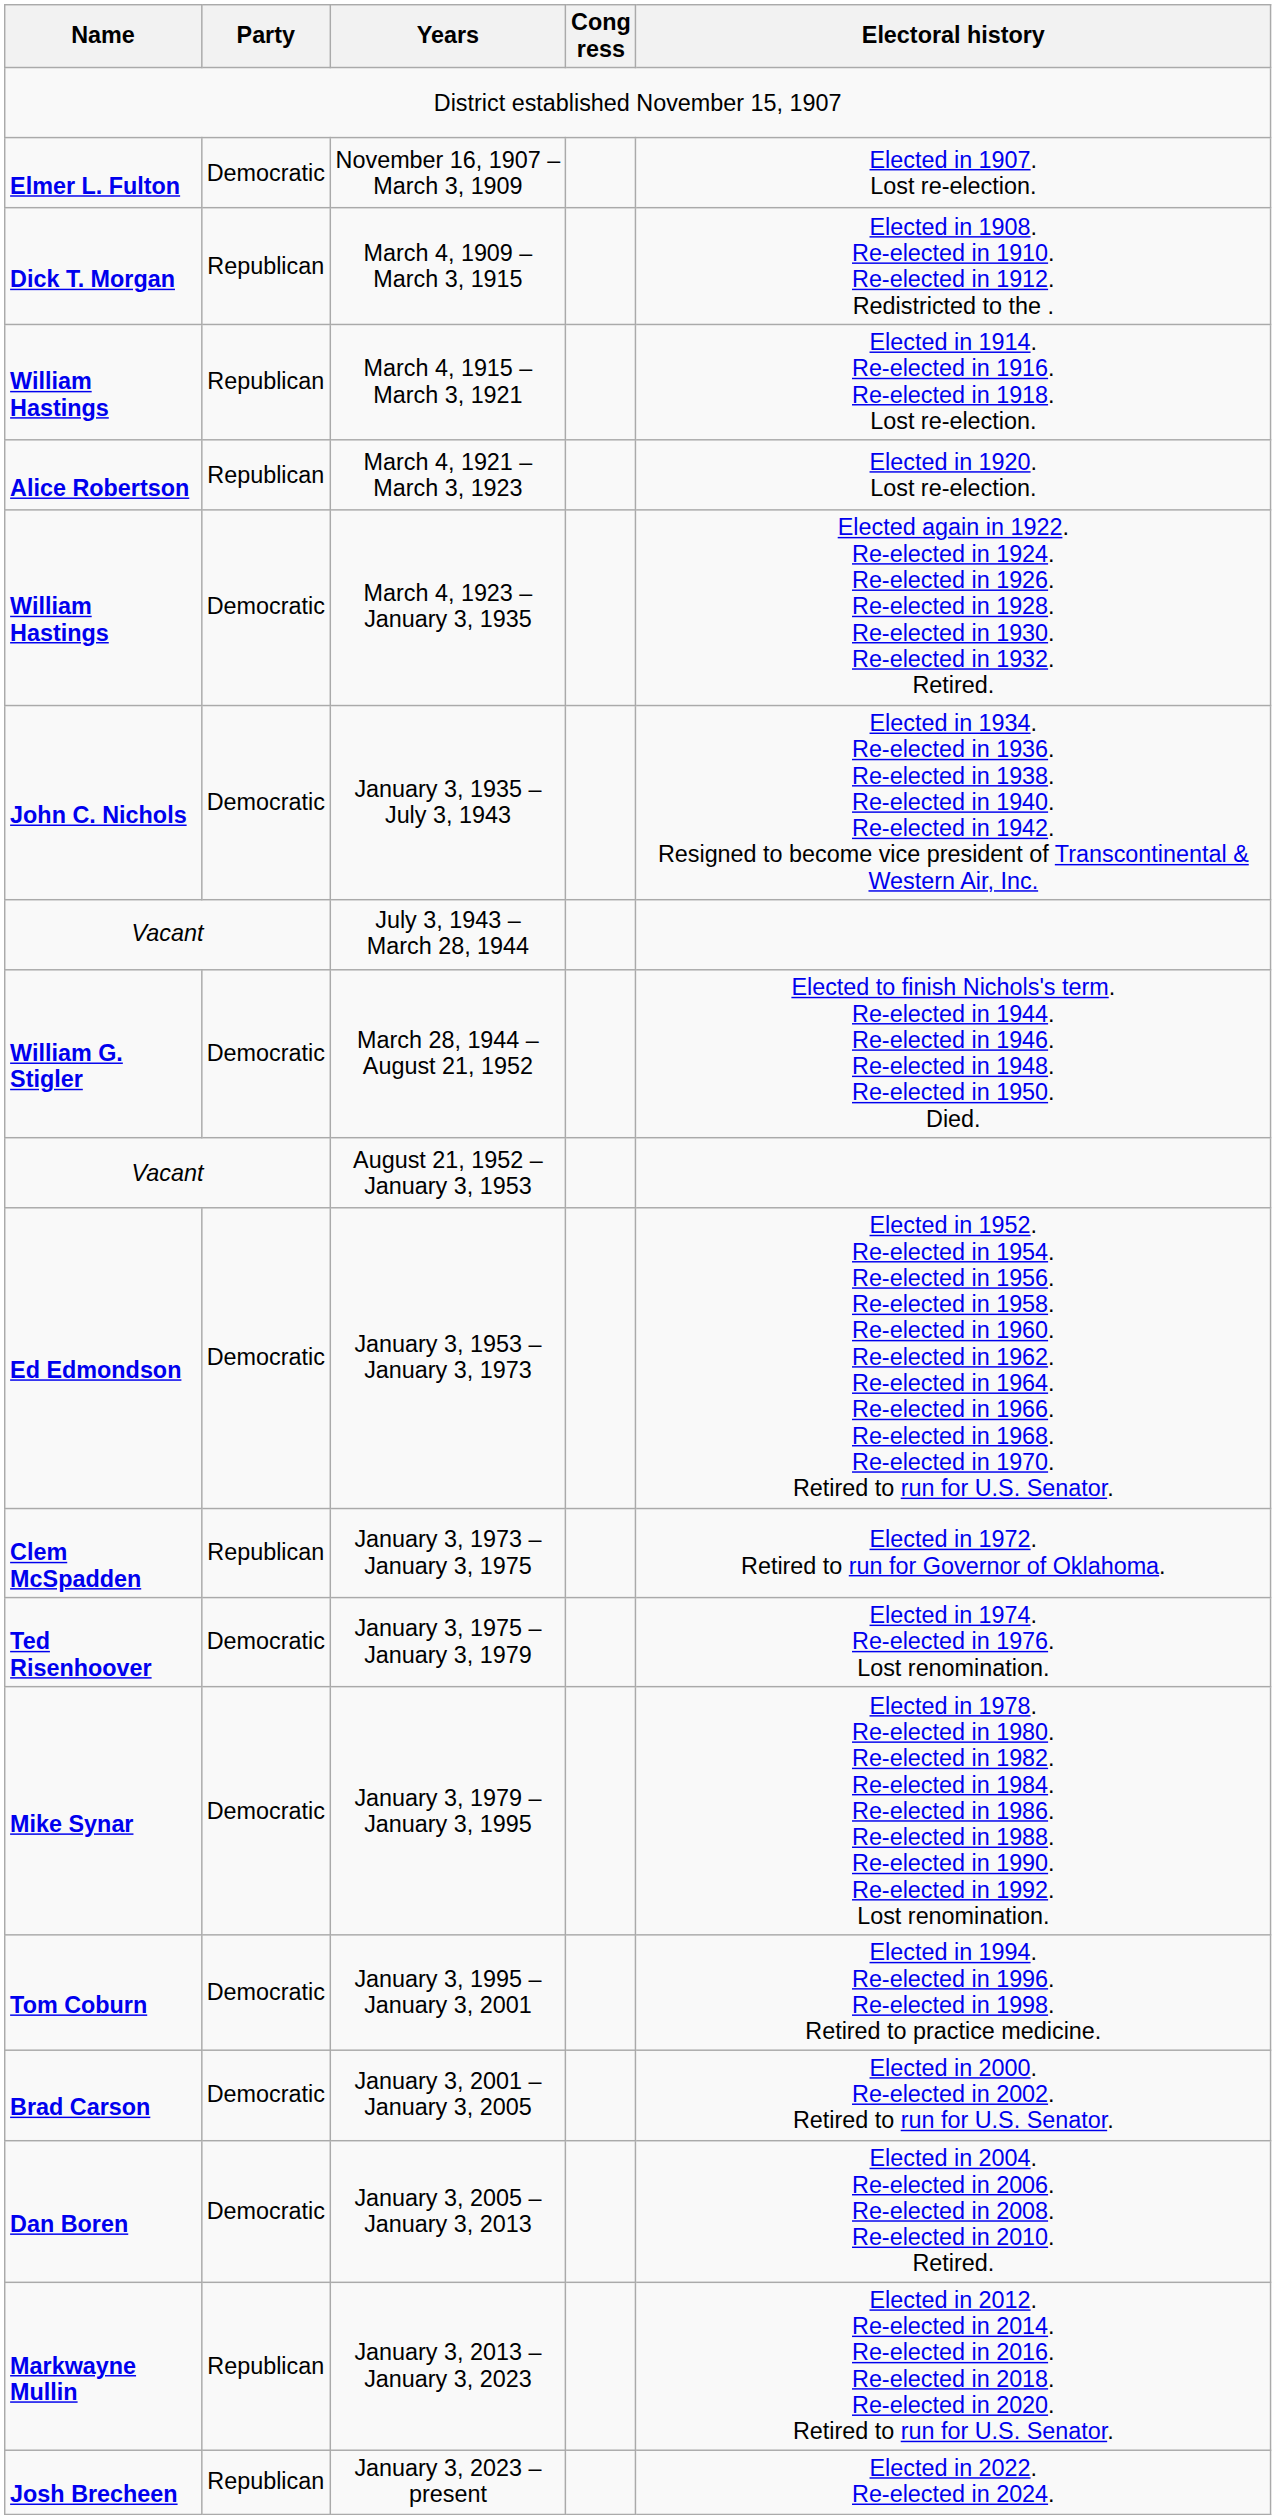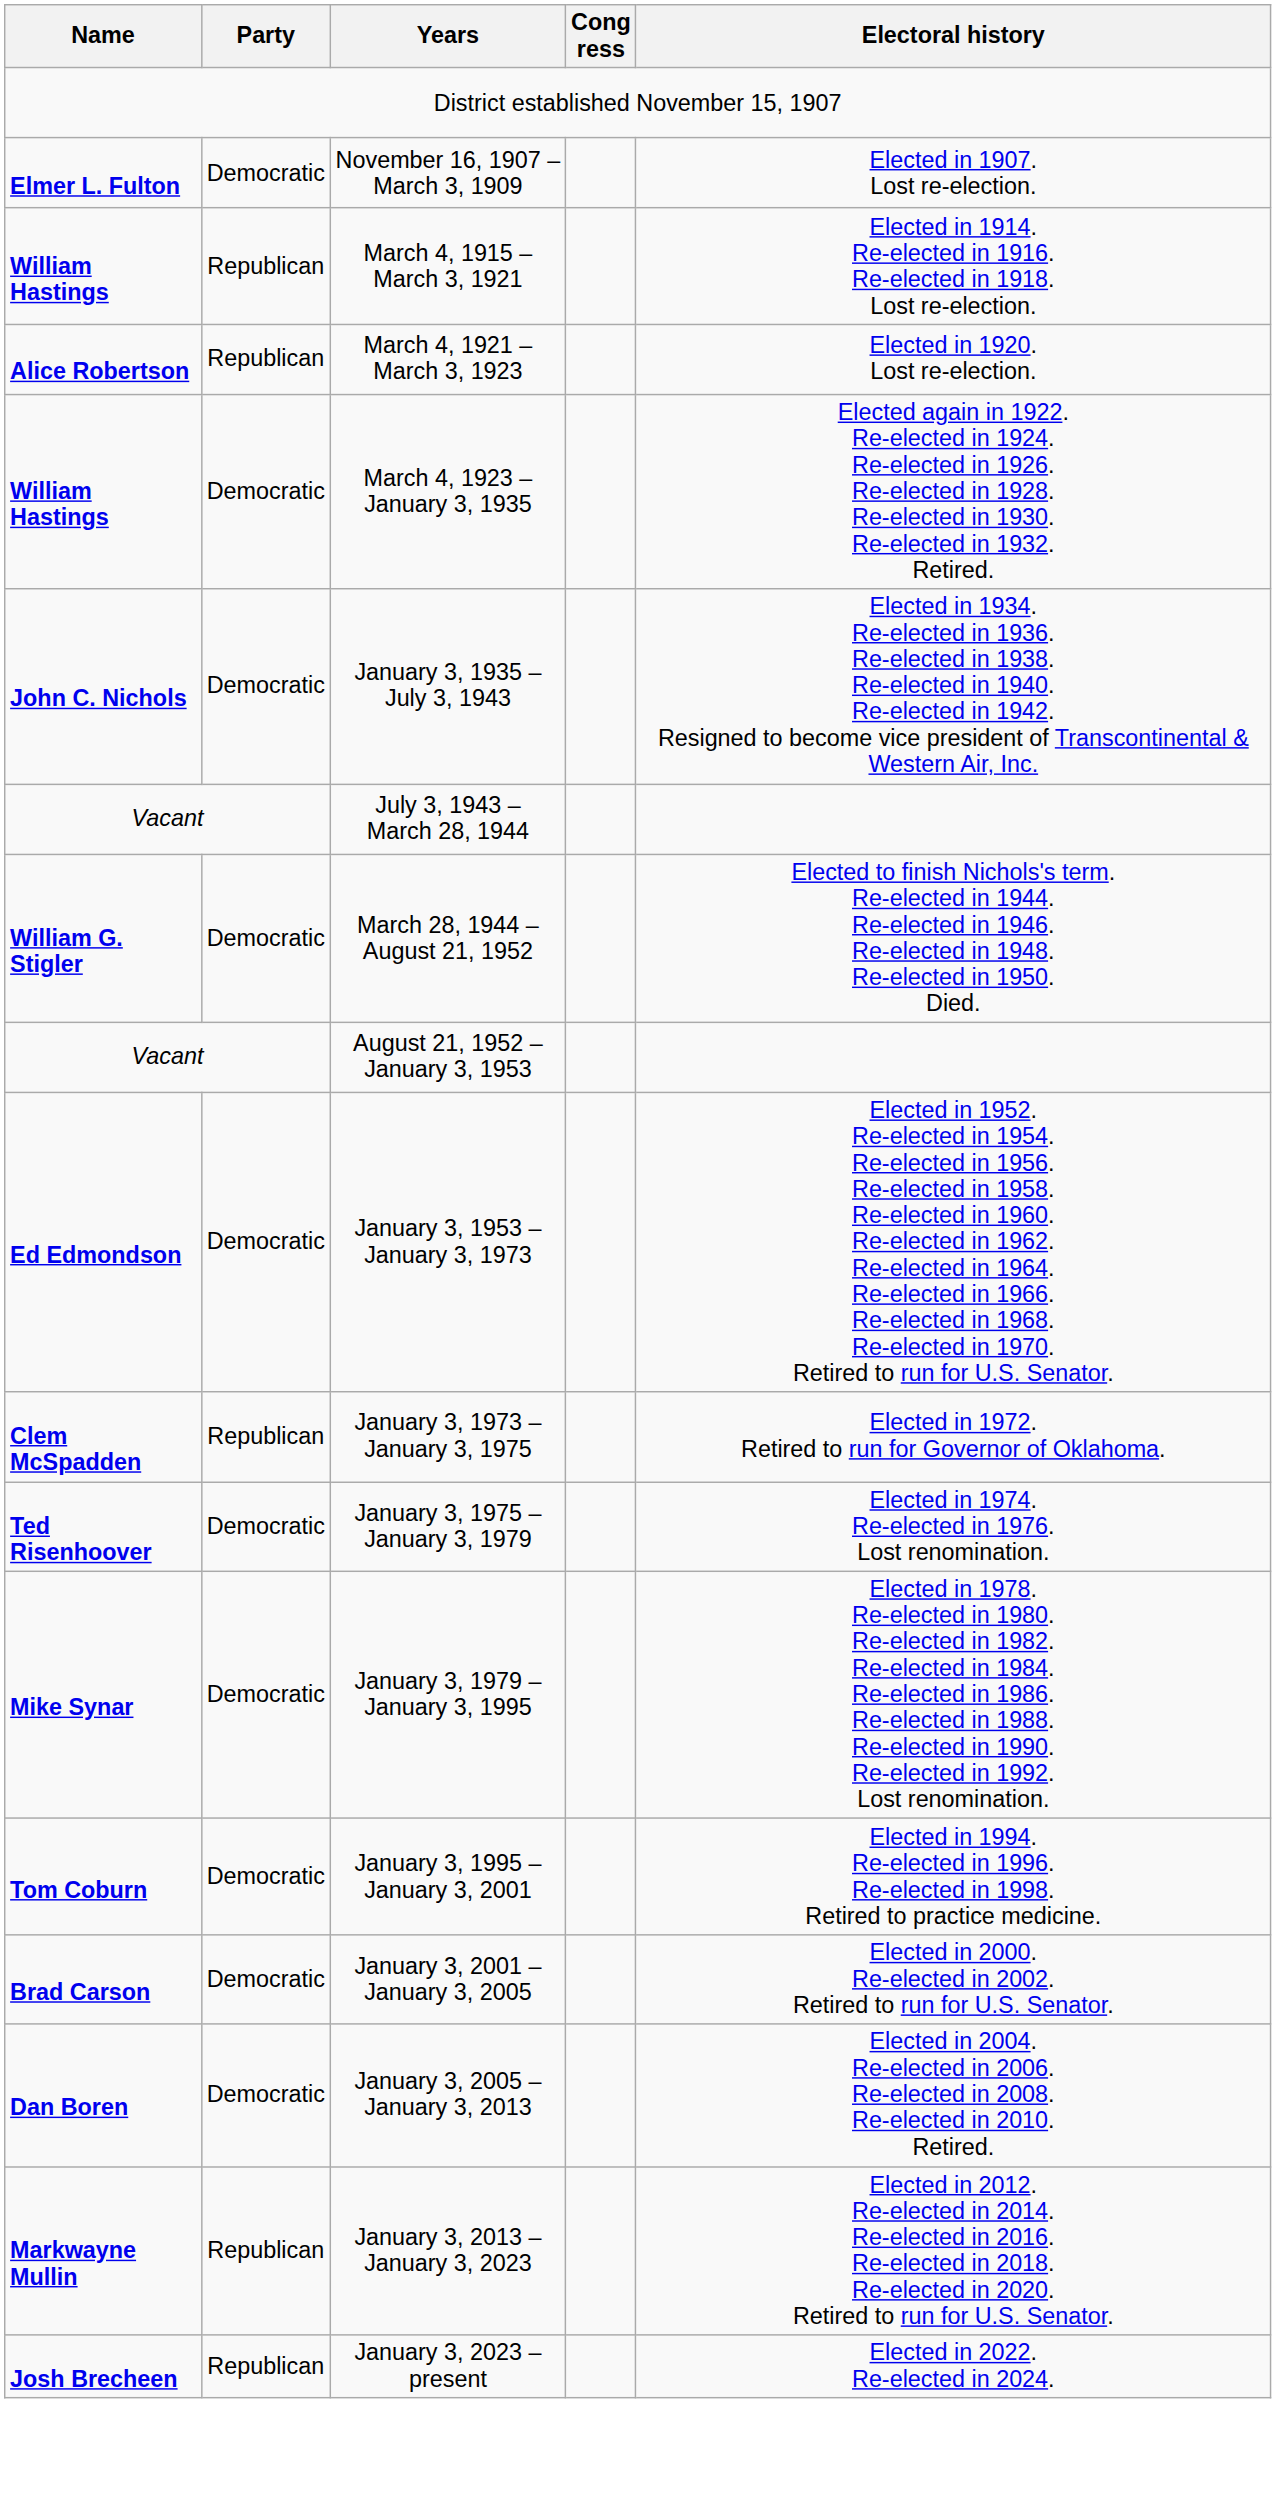- row: (448, 265)
